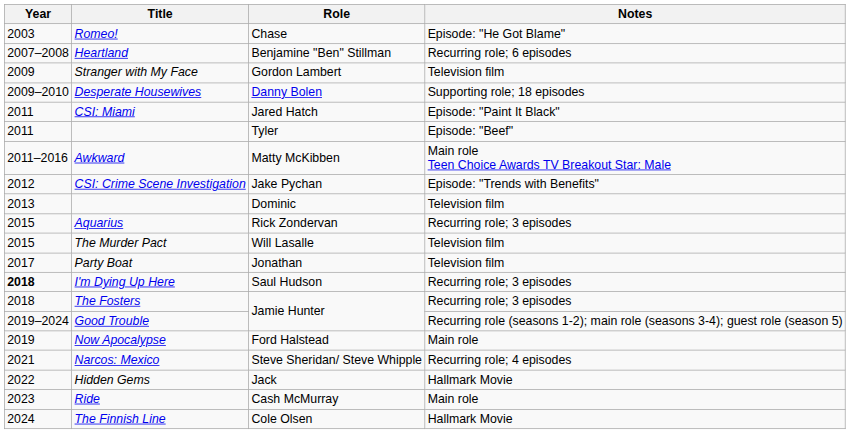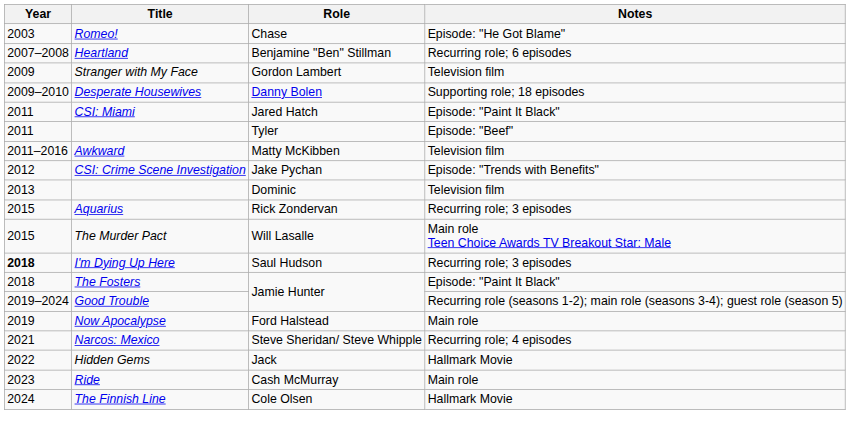(549, 157) Main role Teen Choice Awards TV Breakout Star: Male -> (466, 151) Television film
(466, 243) Television film -> (549, 236) Main role Teen Choice Awards TV Breakout Star: Male
- row: (103, 262)
(500, 301) Recurring role; 3 episodes -> (494, 282) Episode: "Paint It Black"
